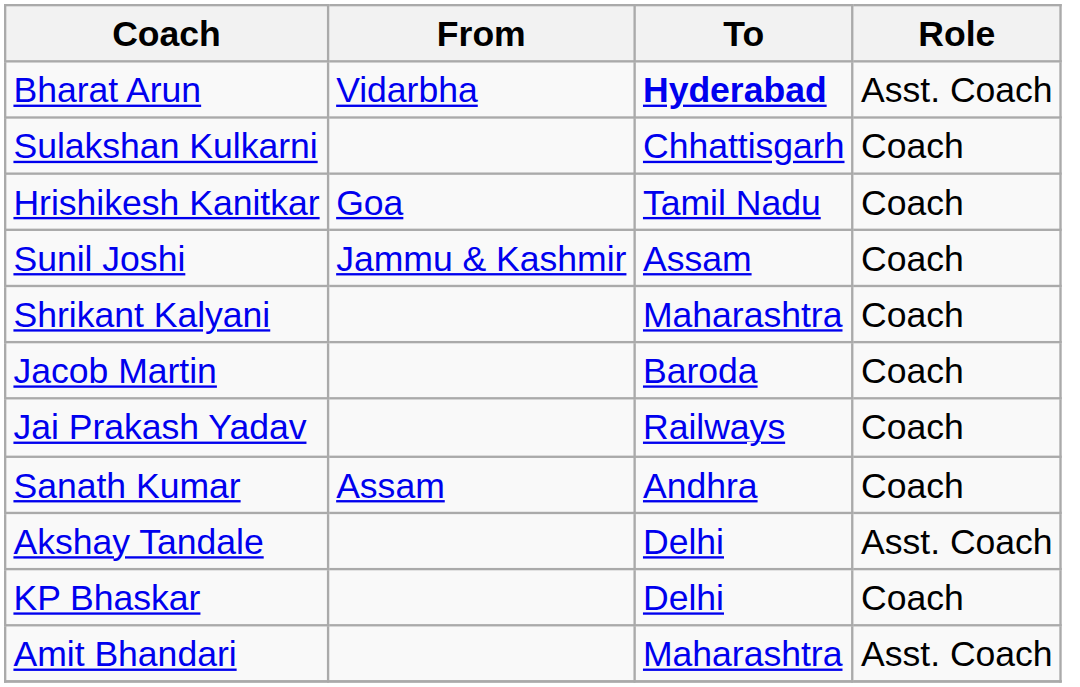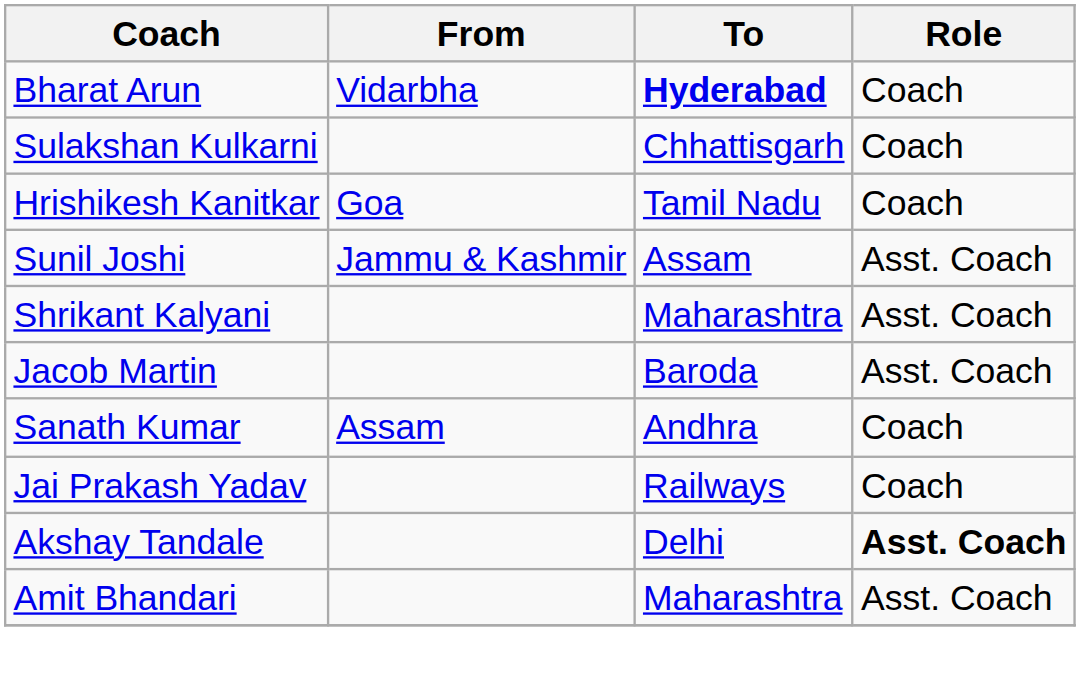(957, 90) Asst. Coach -> (912, 90) Coach
(912, 259) Coach -> (957, 259) Asst. Coach
(912, 315) Coach -> (957, 315) Asst. Coach
(912, 371) Coach -> (957, 371) Asst. Coach
rows swapped: (160, 428) <-> (127, 484)
(957, 540) normal -> (964, 540) bold
- row: (107, 597)
